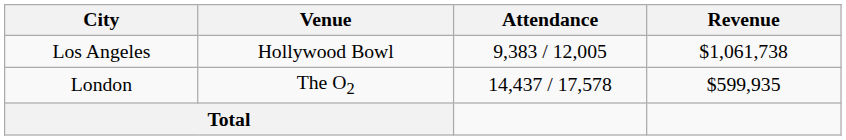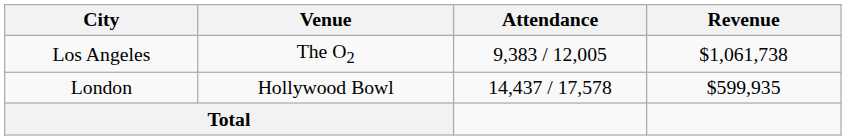(326, 51) Hollywood Bowl -> (326, 53) The O2
(326, 85) The O2 -> (326, 87) Hollywood Bowl
